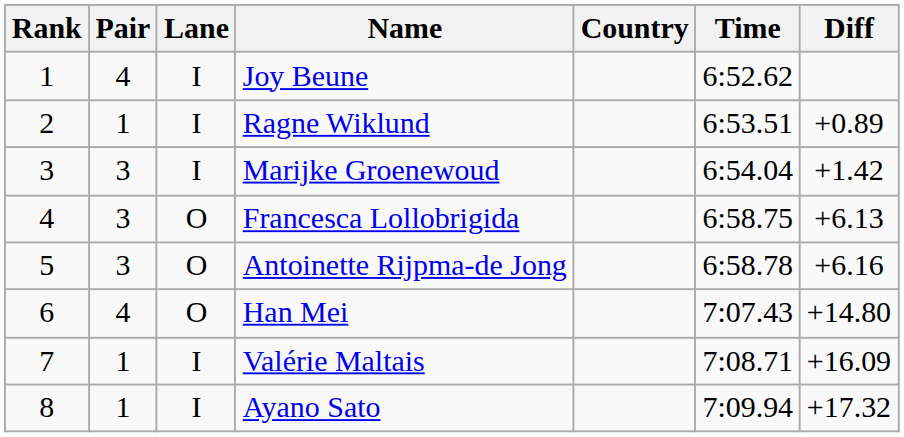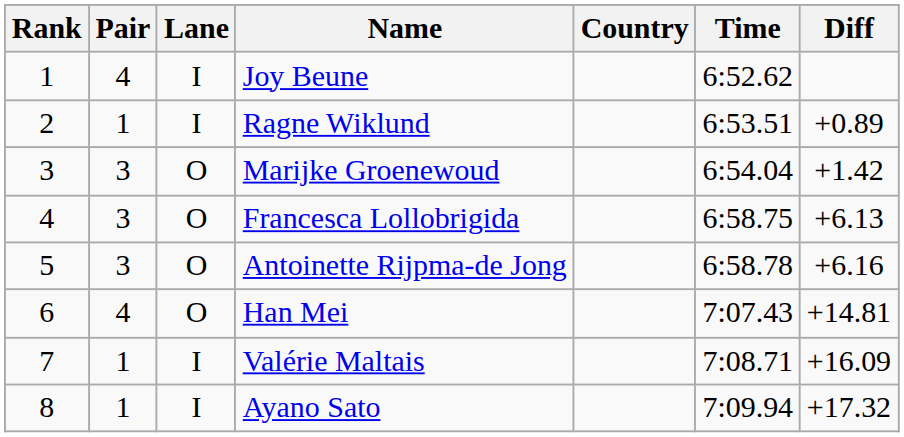(197, 170) I -> (197, 170) O
(849, 312) +14.80 -> (849, 312) +14.81
